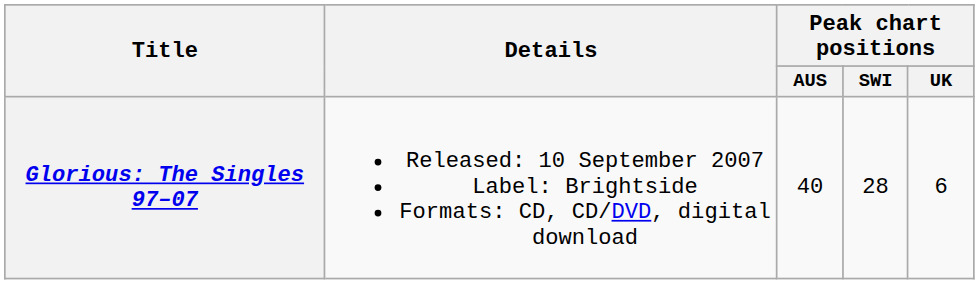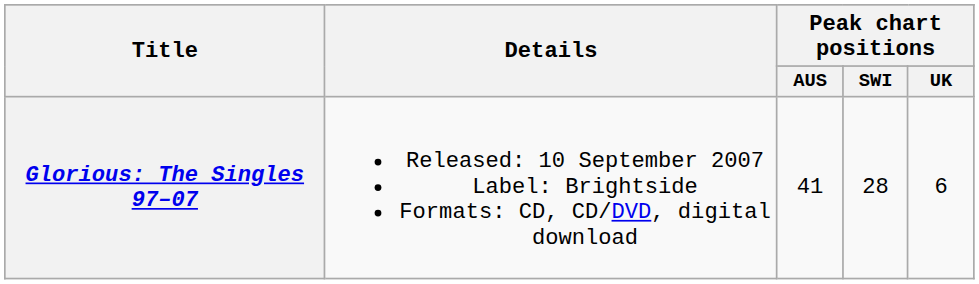(810, 187) 40 -> (810, 187) 41
